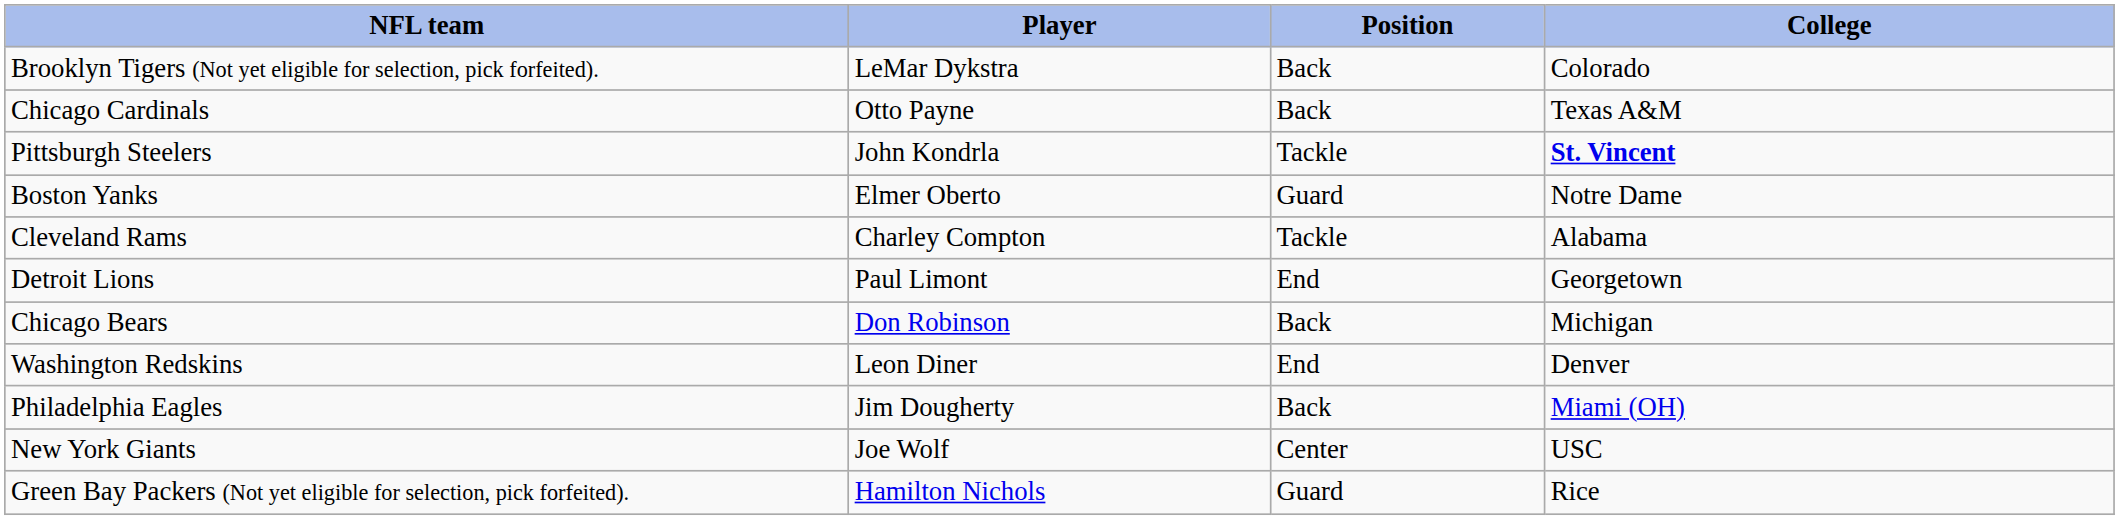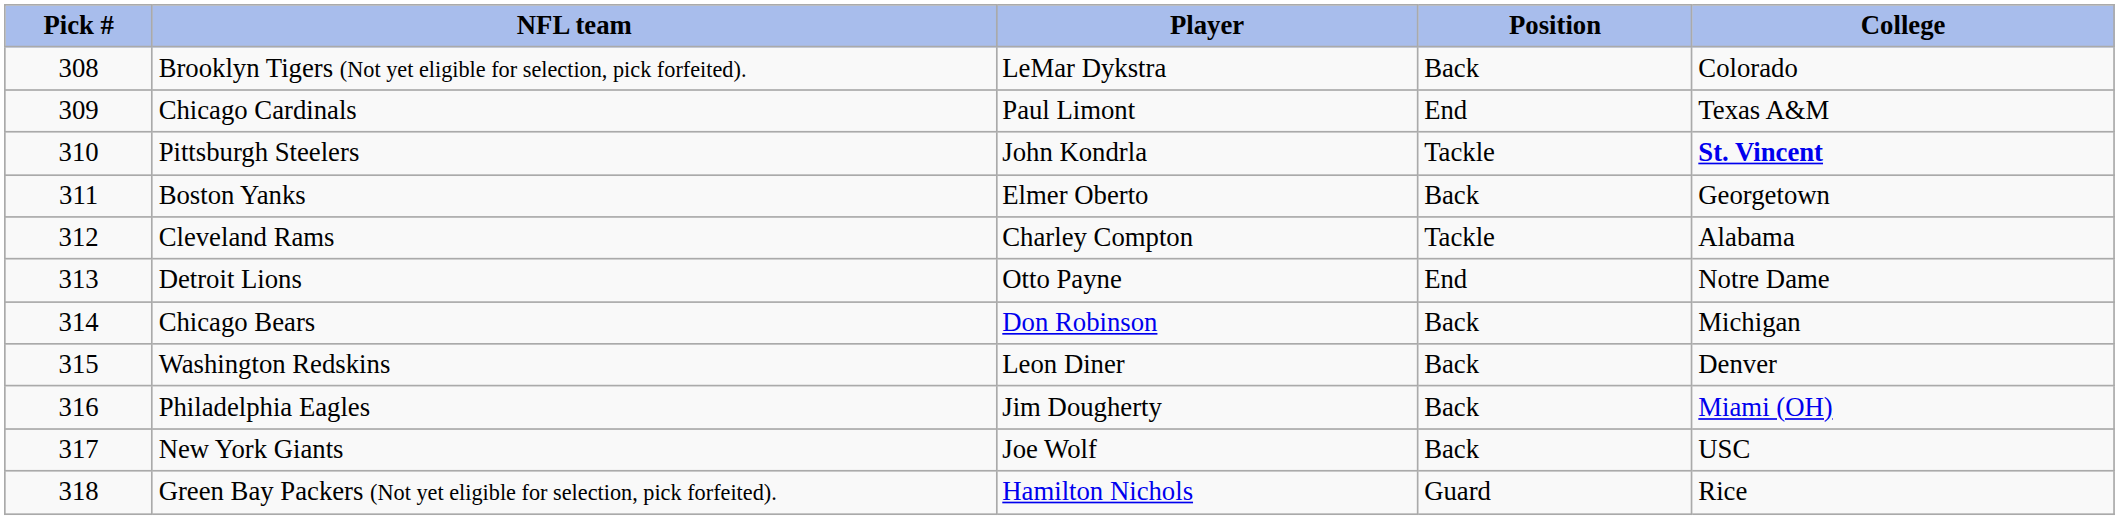+ column: (79, 25)
(914, 110) Otto Payne -> (1069, 110) Paul Limont
(1304, 110) Back -> (1446, 110) End
(1310, 195) Guard -> (1452, 195) Back
(1616, 195) Notre Dame -> (1764, 195) Georgetown
(921, 279) Paul Limont -> (1062, 279) Otto Payne
(1616, 279) Georgetown -> (1764, 279) Notre Dame
(1298, 364) End -> (1452, 364) Back
(1312, 449) Center -> (1452, 449) Back
